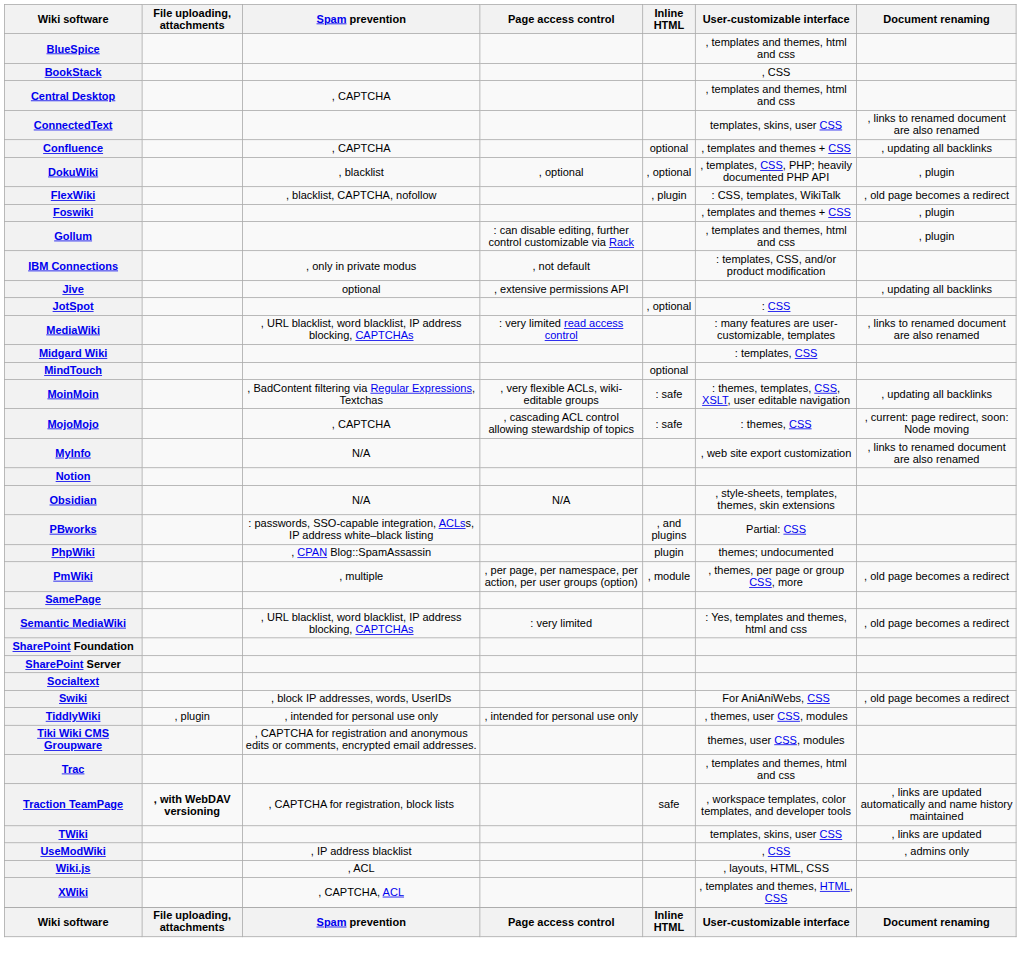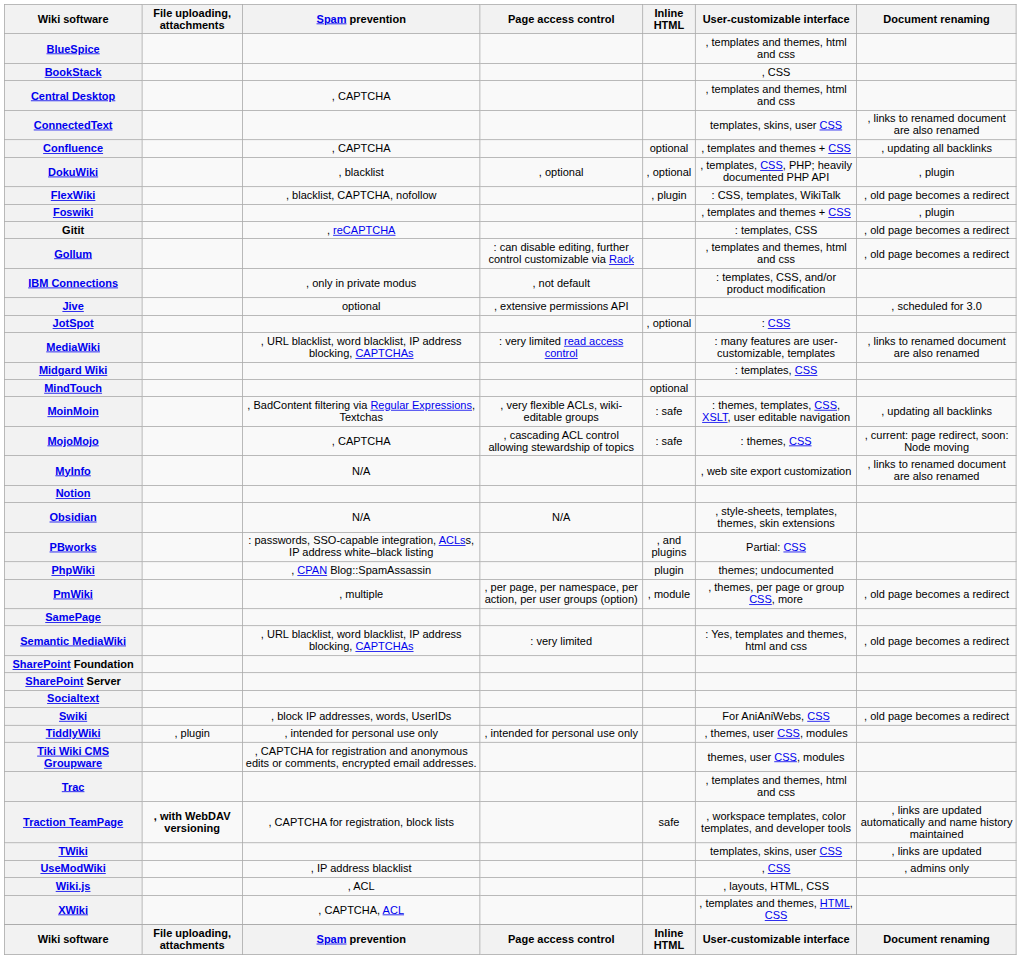+ row: (73, 230)
(937, 236) , plugin -> (937, 253) , old page becomes a redirect
(937, 289) , updating all backlinks -> (937, 306) , scheduled for 3.0
